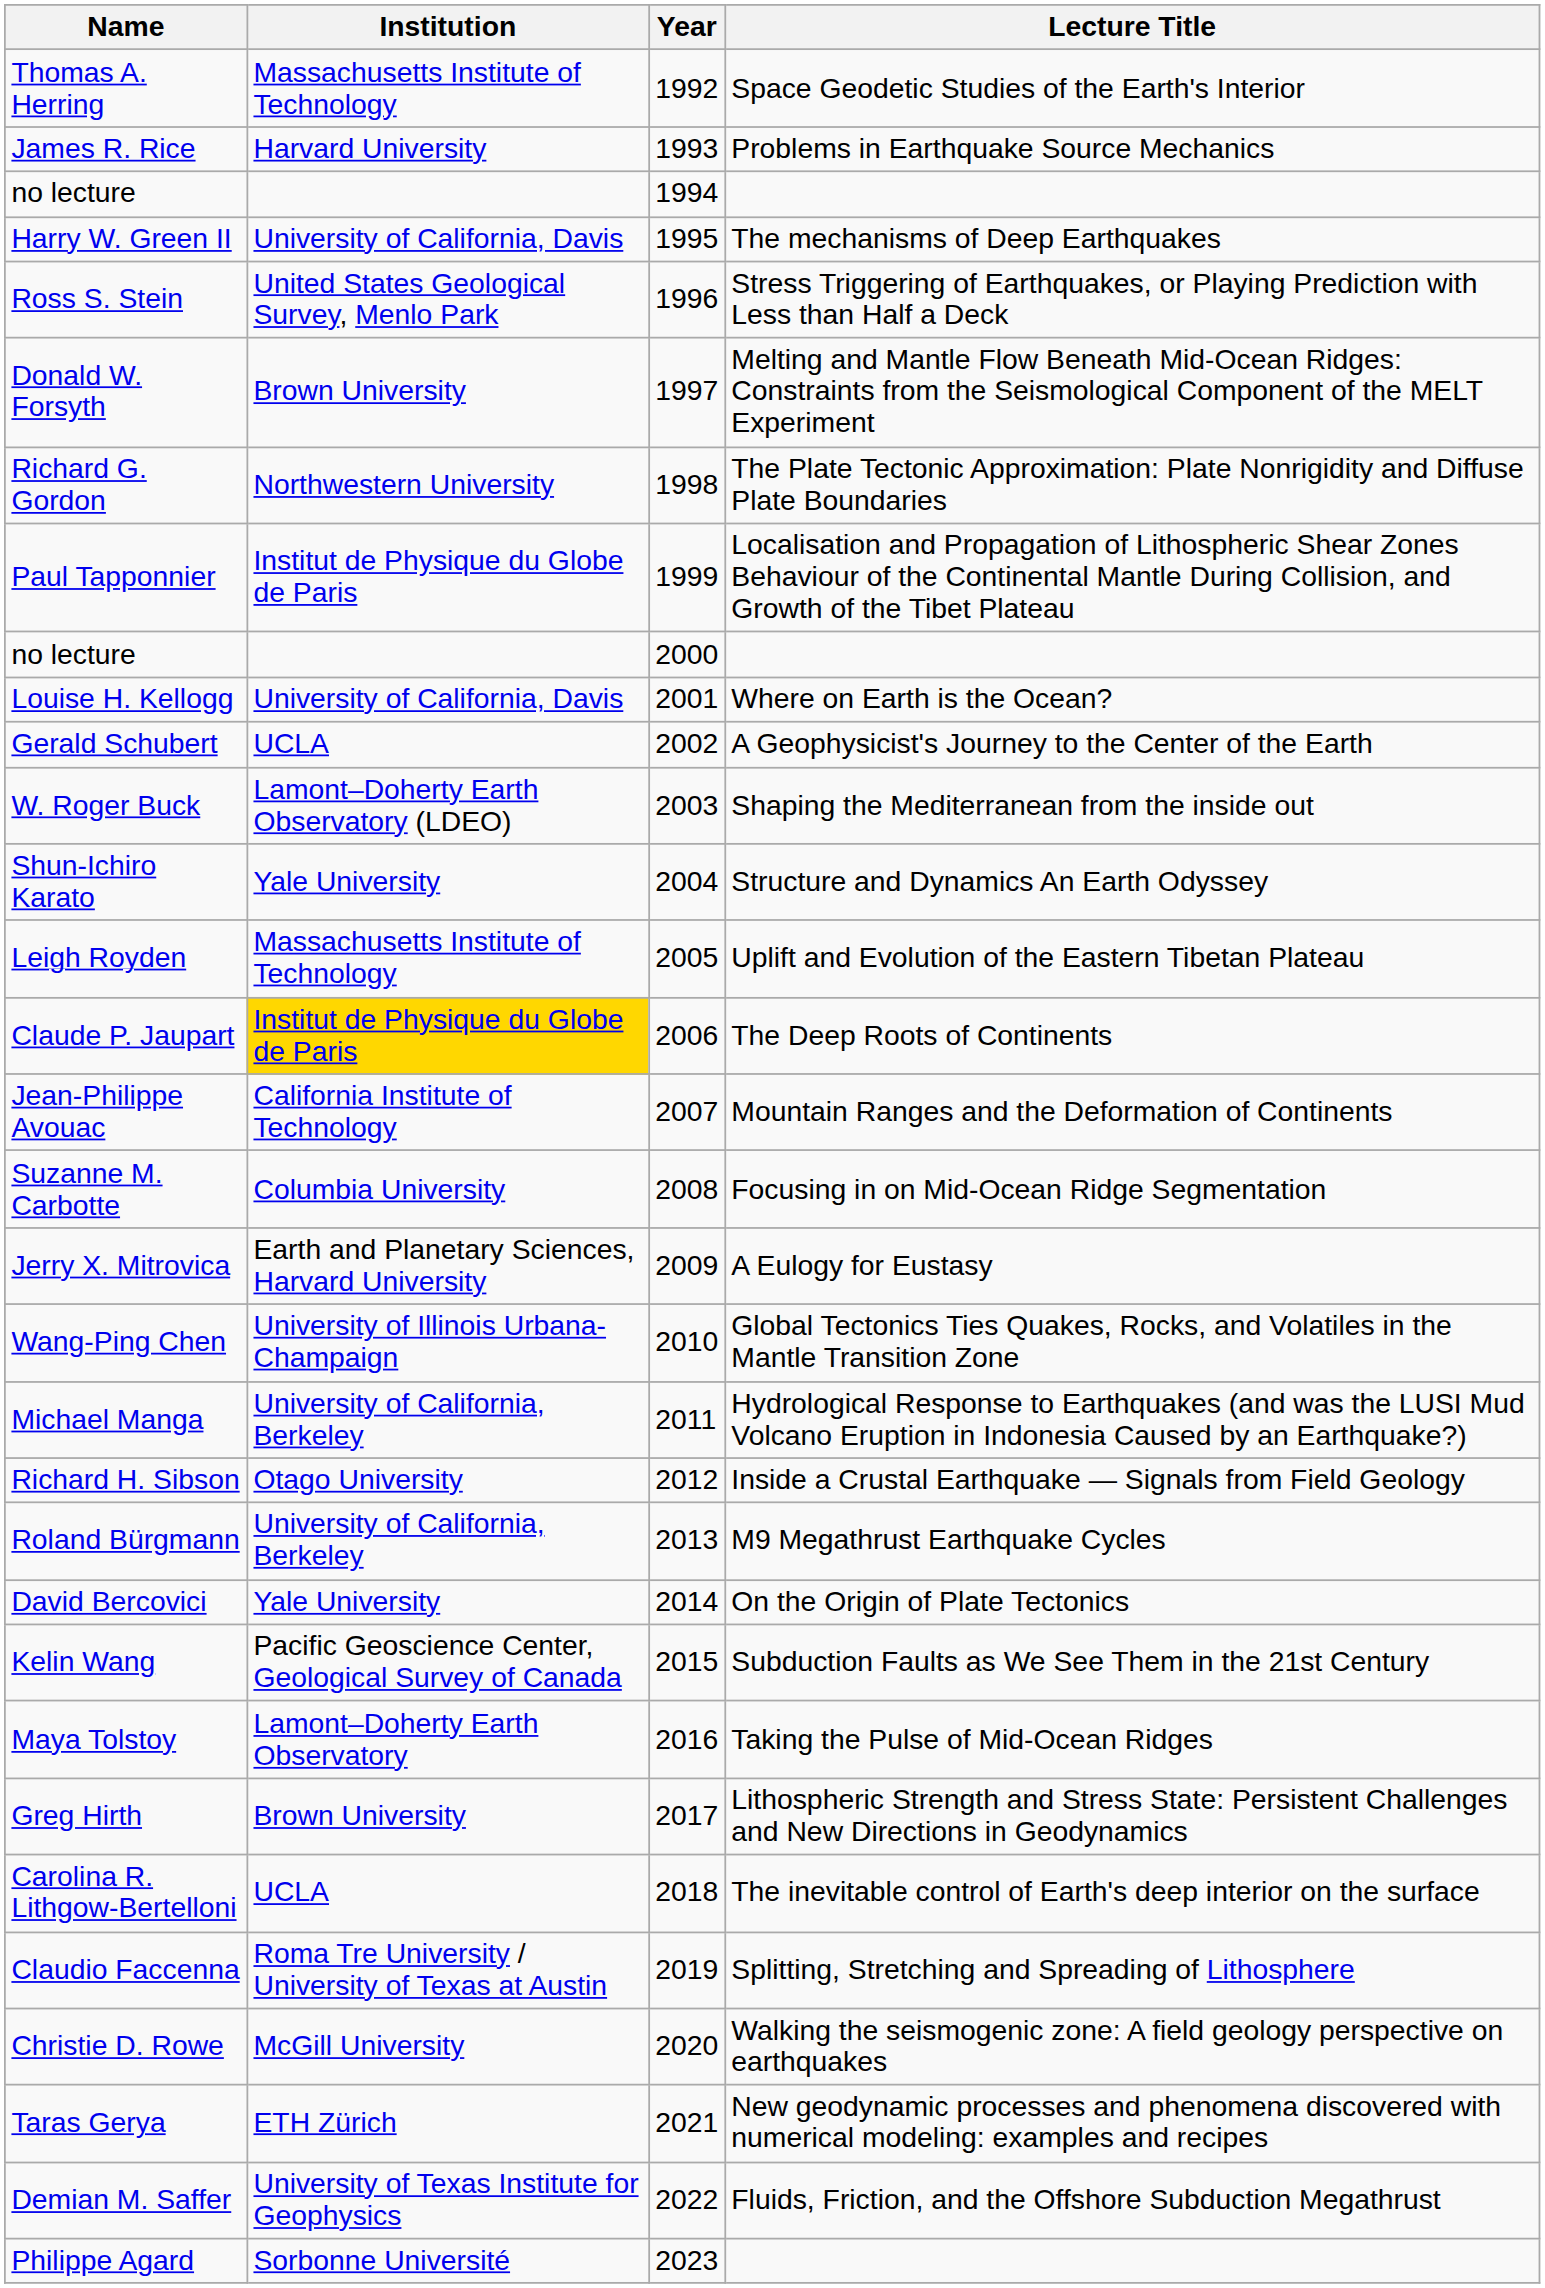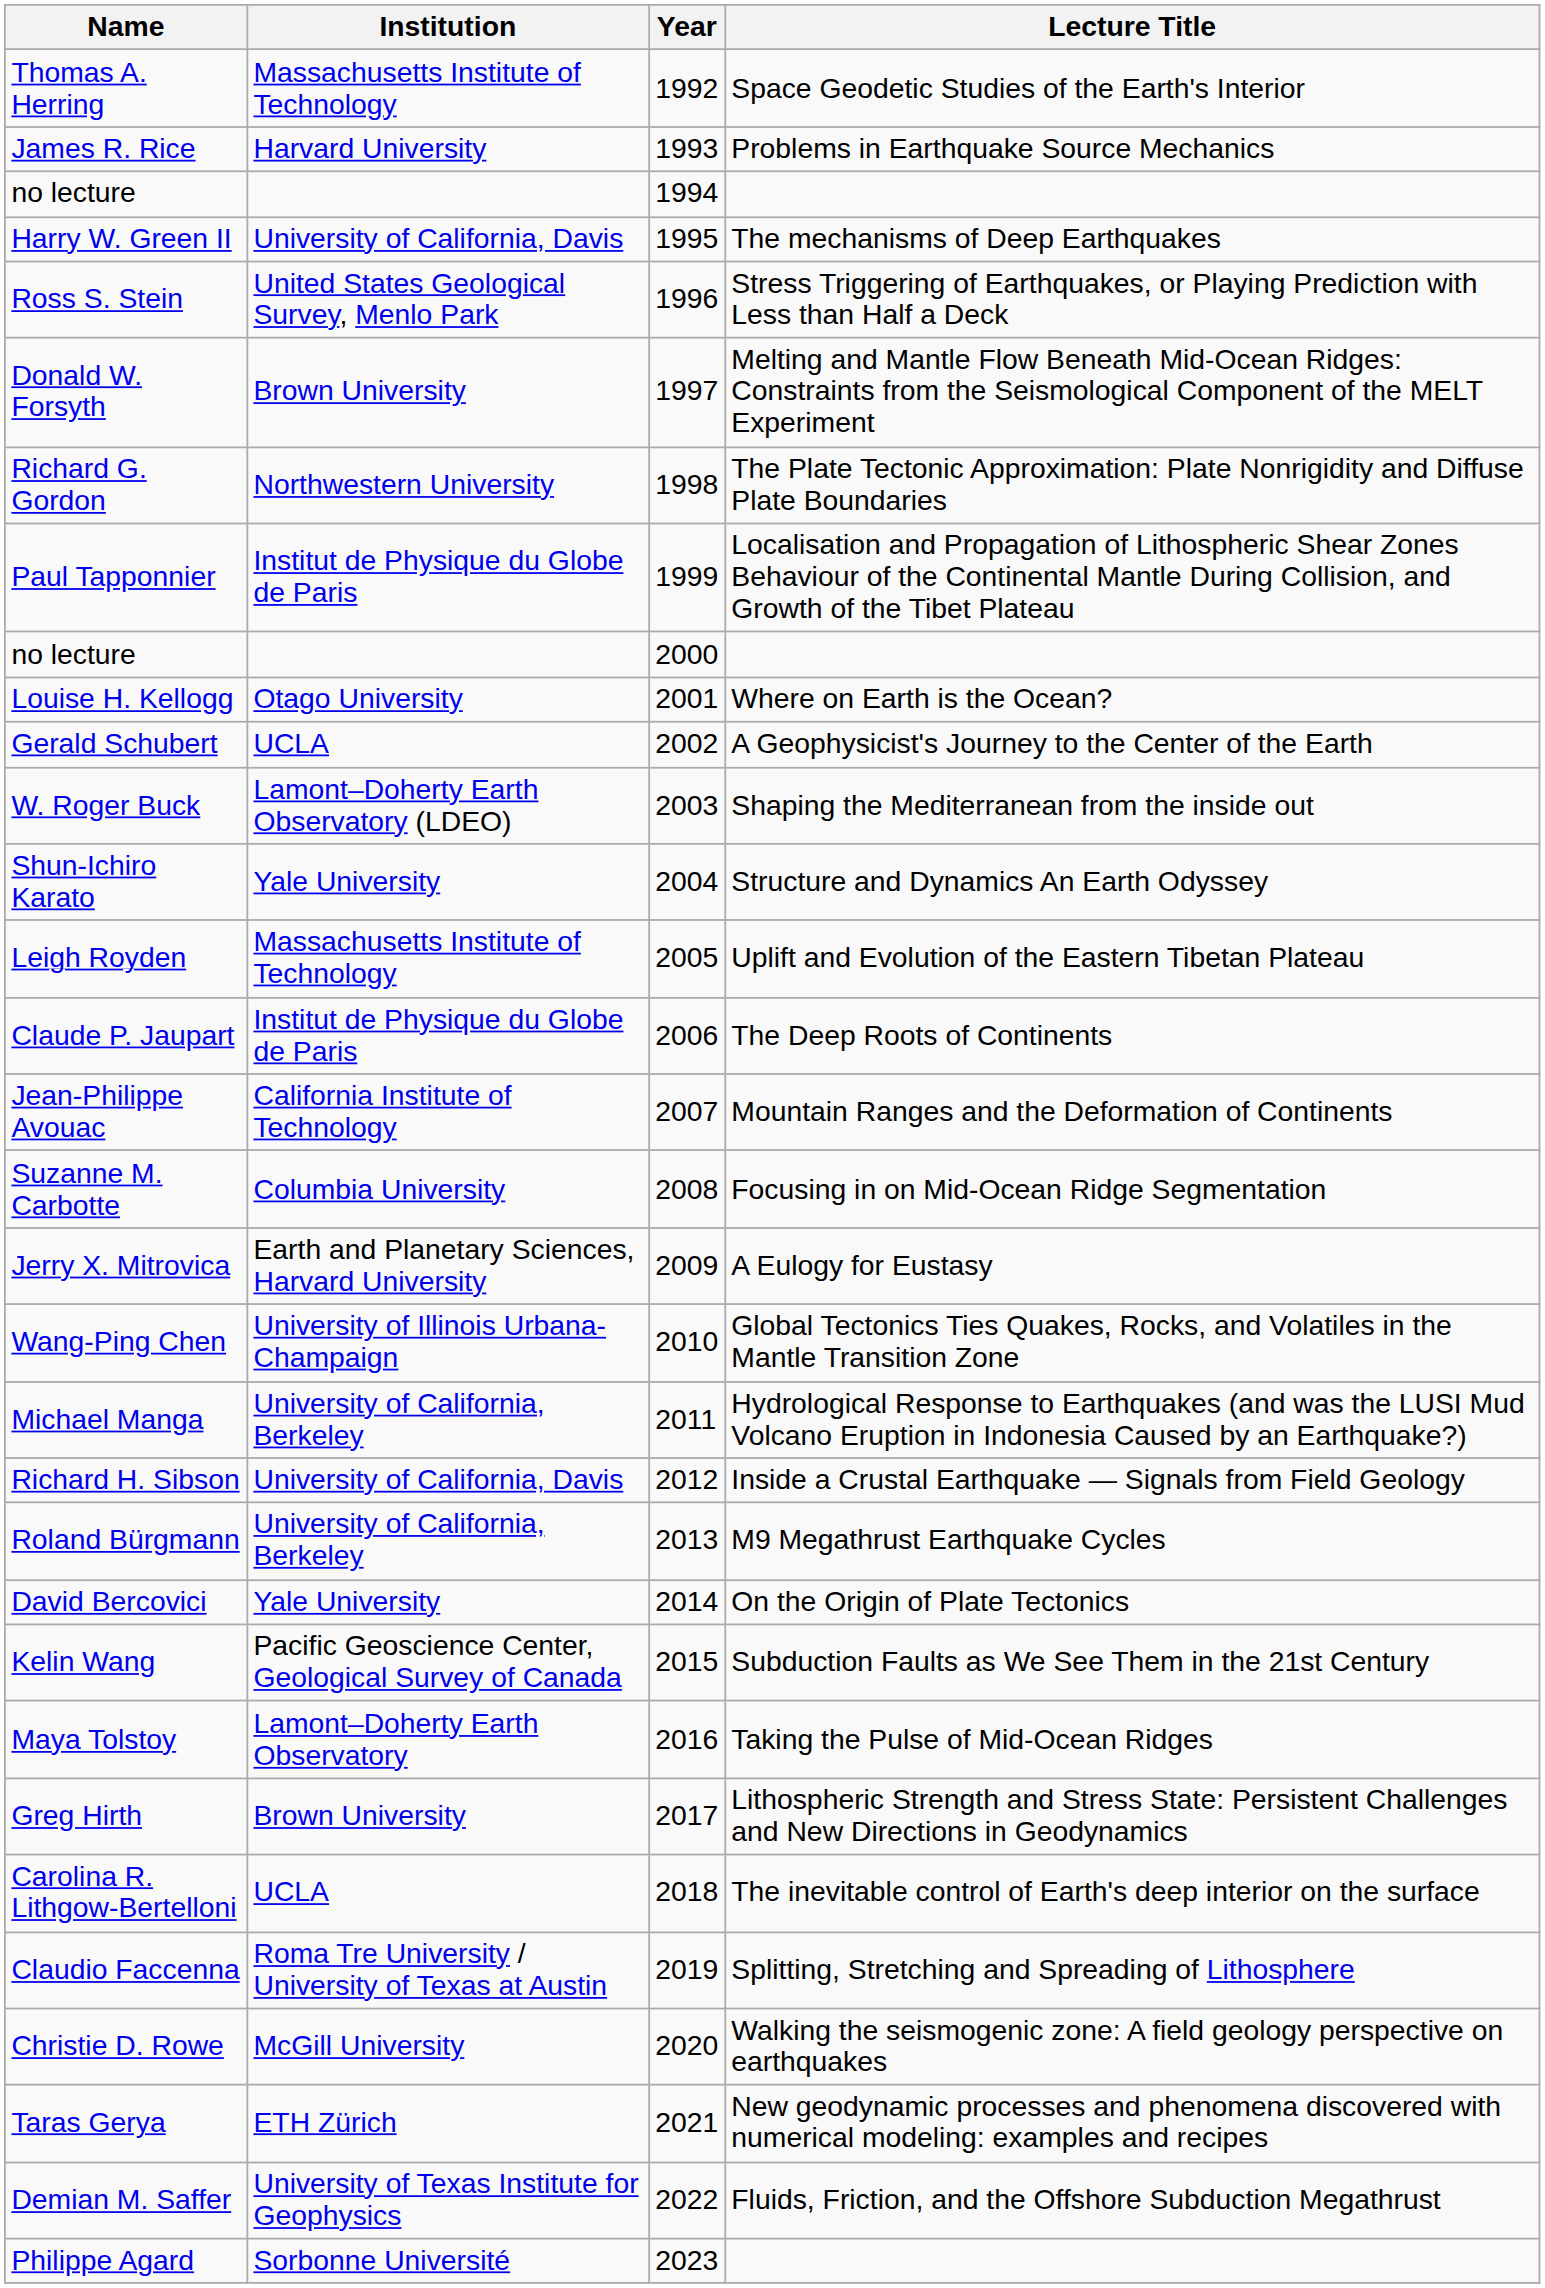(438, 699) University of California, Davis -> (358, 699) Otago University
(438, 1035) gold background -> (438, 1035) no background
(358, 1479) Otago University -> (438, 1479) University of California, Davis
